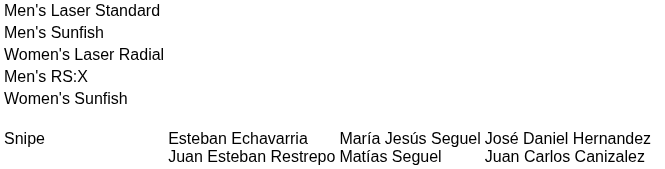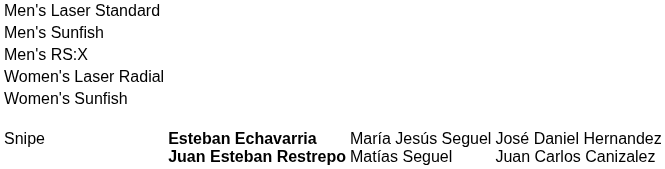rows swapped: (46, 76) <-> (84, 54)
(252, 148) normal -> (257, 148) bold
